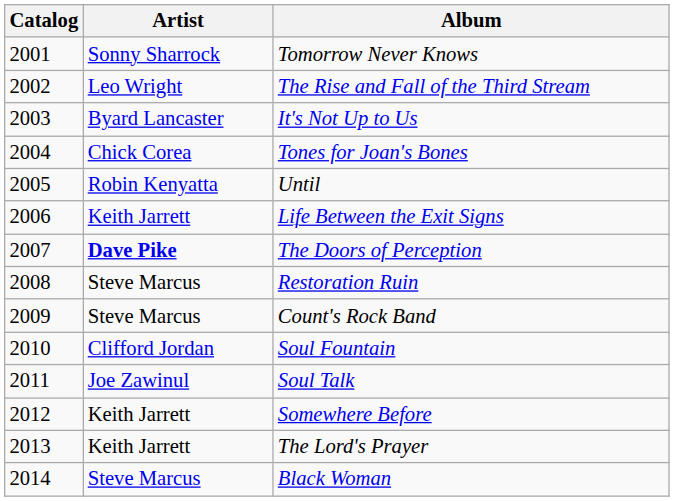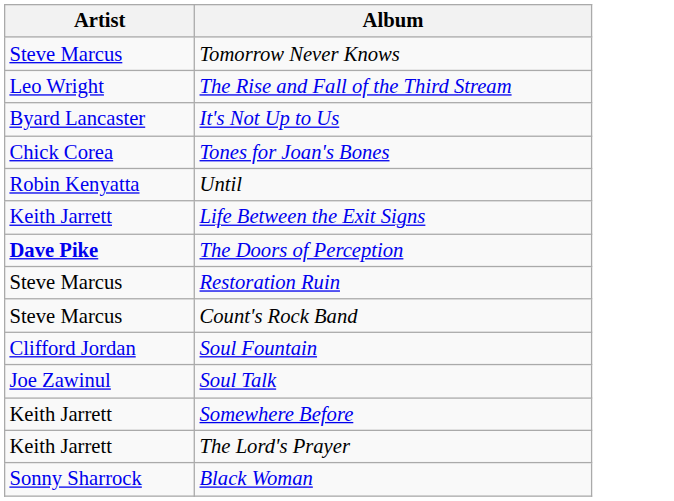- column: (44, 20)
(154, 53) Sonny Sharrock -> (66, 53) Steve Marcus
(144, 479) Steve Marcus -> (76, 479) Sonny Sharrock
